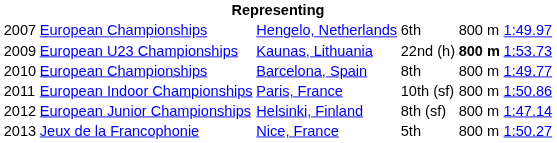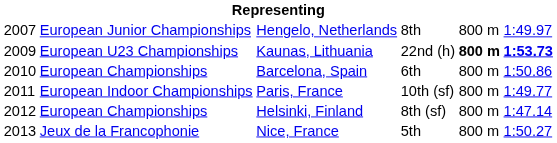(124, 30) European Championships -> (145, 30) European Junior Championships
(411, 30) 6th -> (411, 30) 8th
(528, 51) normal -> (528, 51) bold
(411, 71) 8th -> (411, 71) 6th
(528, 71) 1:49.77 -> (528, 71) 1:50.86
(528, 91) 1:50.86 -> (528, 91) 1:49.77
(145, 111) European Junior Championships -> (124, 111) European Championships
